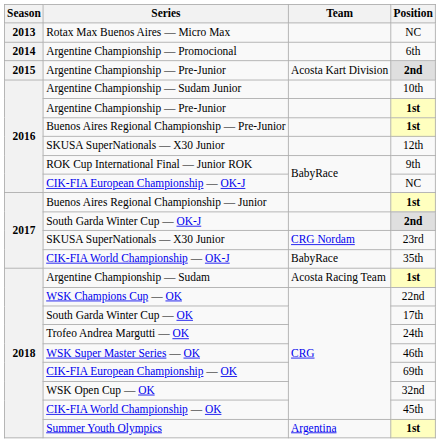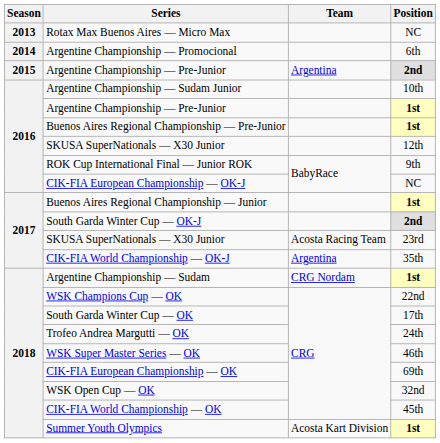(340, 70) Acosta Kart Division -> (314, 70) Argentina
(323, 239) CRG Nordam -> (338, 239) Acosta Racing Team
(315, 258) BabyRace -> (314, 258) Argentina
(338, 277) Acosta Racing Team -> (323, 277) CRG Nordam
(314, 428) Argentina -> (340, 428) Acosta Kart Division
